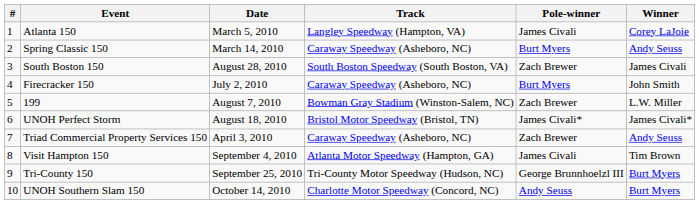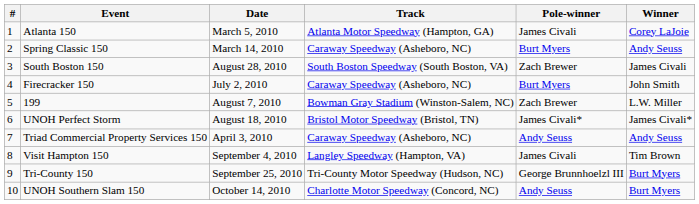(386, 31) Langley Speedway (Hampton, VA) -> (400, 31) Atlanta Motor Speedway (Hampton, GA)
(548, 137) Zach Brewer -> (545, 137) Andy Seuss
(400, 155) Atlanta Motor Speedway (Hampton, GA) -> (386, 155) Langley Speedway (Hampton, VA)
